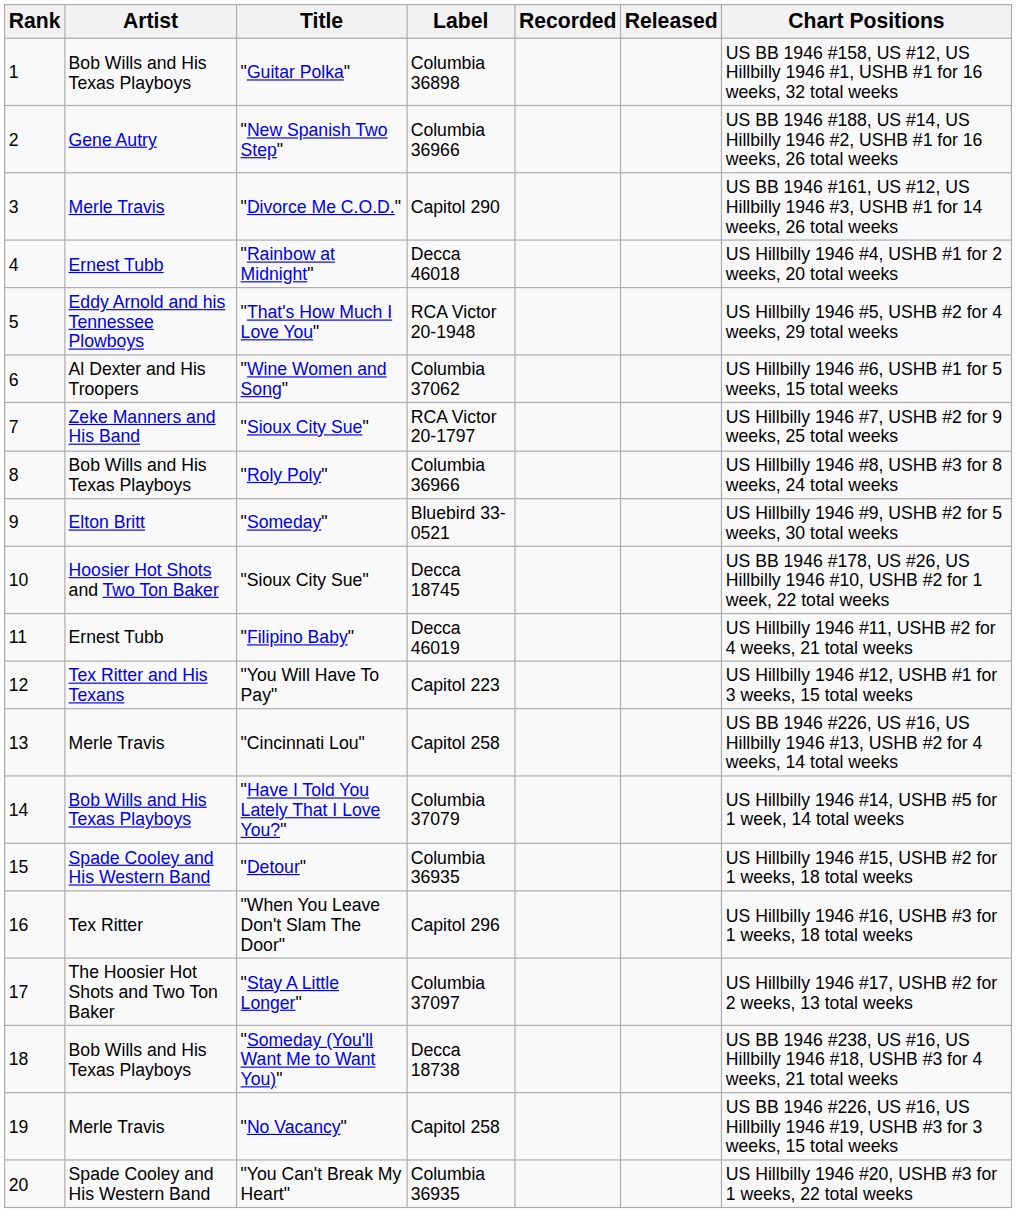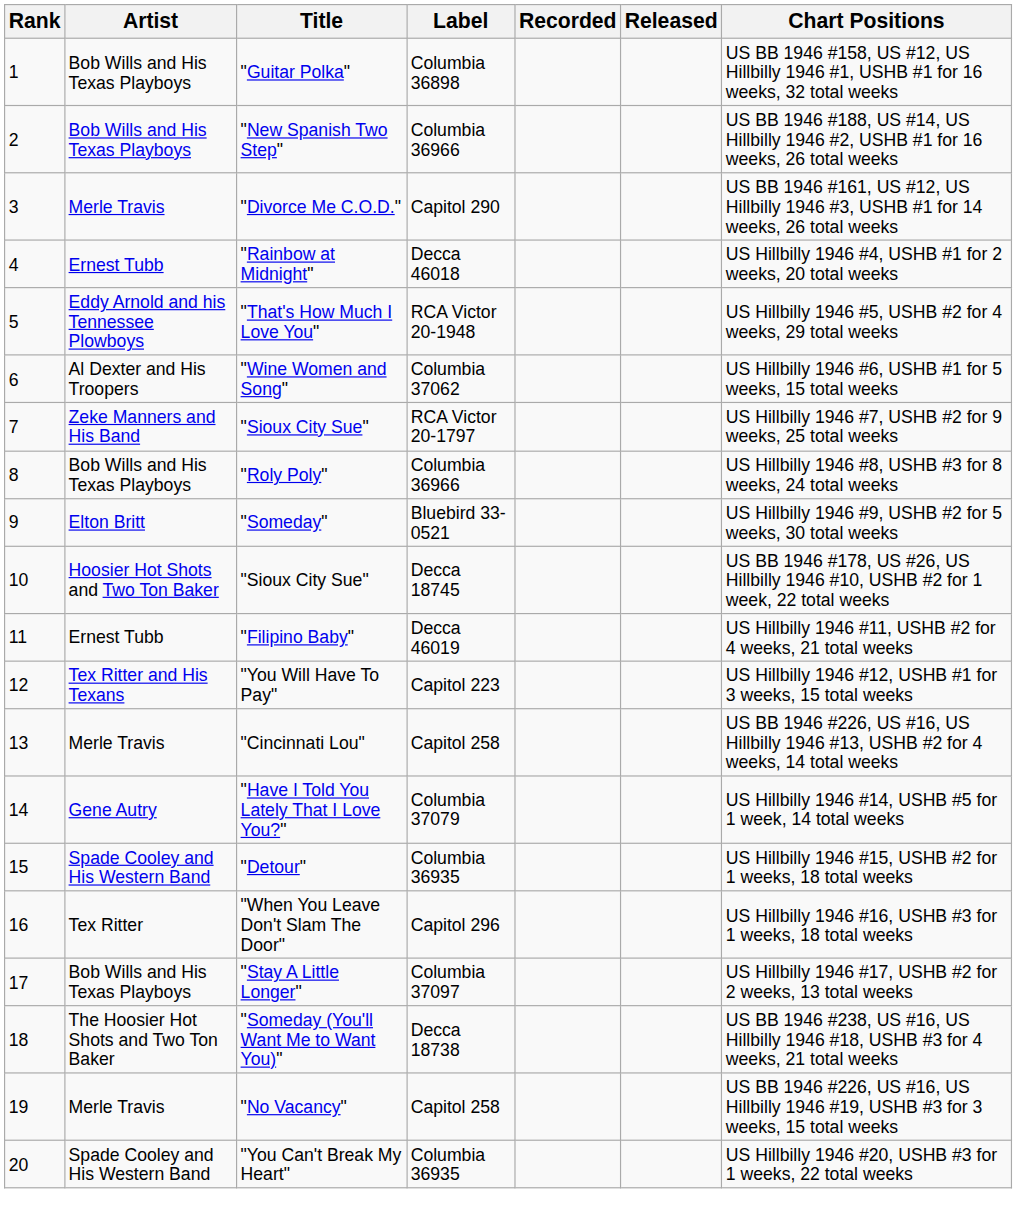(113, 140) Gene Autry -> (138, 140) Bob Wills and His Texas Playboys
(138, 810) Bob Wills and His Texas Playboys -> (113, 810) Gene Autry
(143, 992) The Hoosier Hot Shots and Two Ton Baker -> (138, 982) Bob Wills and His Texas Playboys
(138, 1059) Bob Wills and His Texas Playboys -> (143, 1040) The Hoosier Hot Shots and Two Ton Baker
